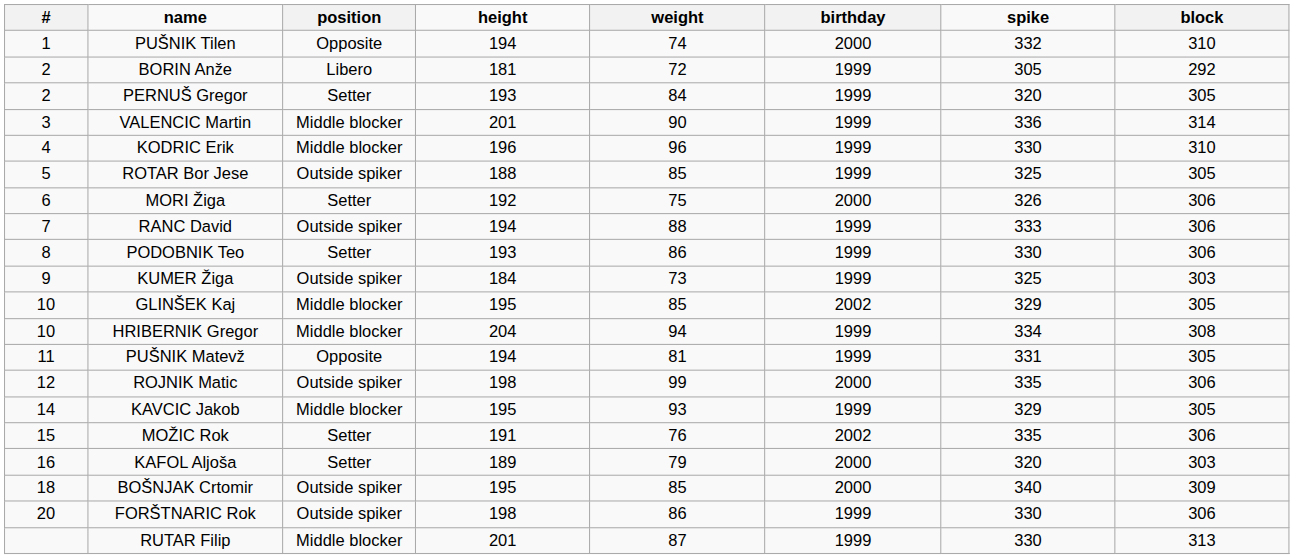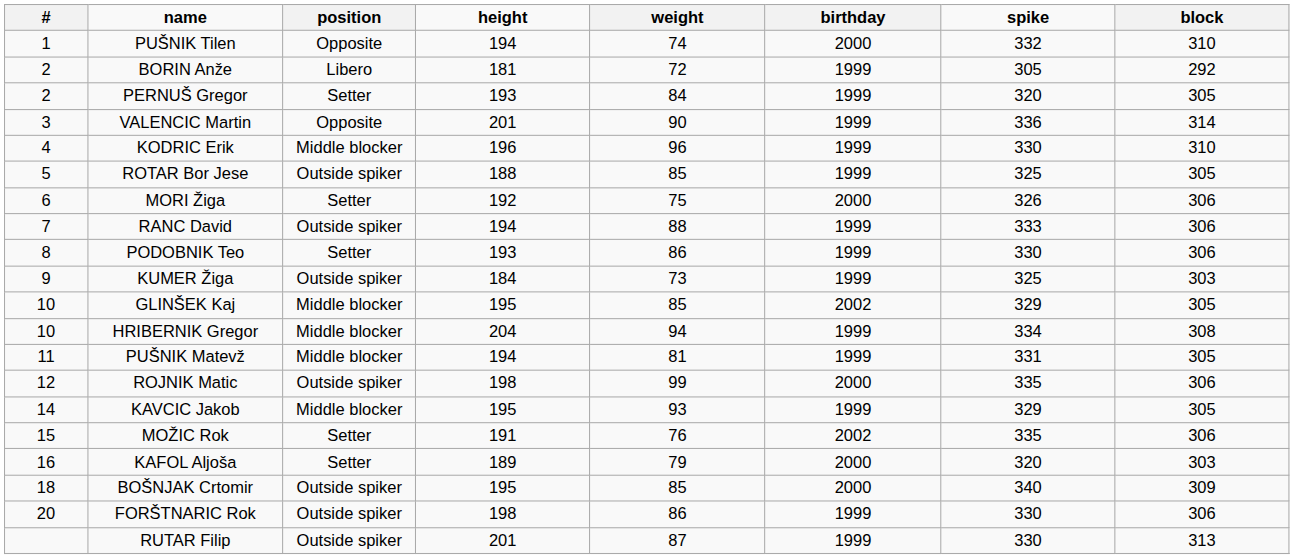(349, 122) Middle blocker -> (349, 122) Opposite
(349, 357) Opposite -> (349, 357) Middle blocker
(349, 540) Middle blocker -> (349, 540) Outside spiker
